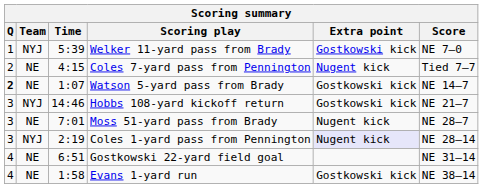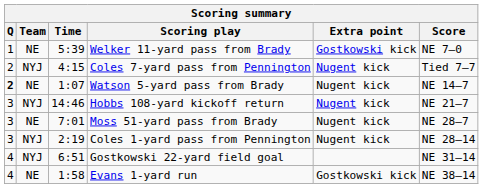(33, 50) NYJ -> (33, 50) NE
(33, 68) NE -> (33, 68) NYJ
(366, 86) Gostkowski kick -> (353, 86) Nugent kick
(366, 103) Gostkowski kick -> (353, 103) Nugent kick
(353, 139) lavender background -> (353, 139) no background
(33, 157) NE -> (33, 157) NYJ
